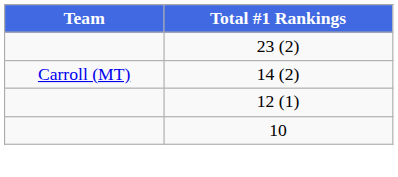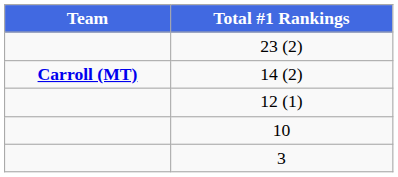(84, 74) normal -> (88, 74) bold
+ row: (281, 158)
